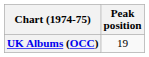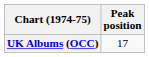(123, 43) 19 -> (123, 43) 17
